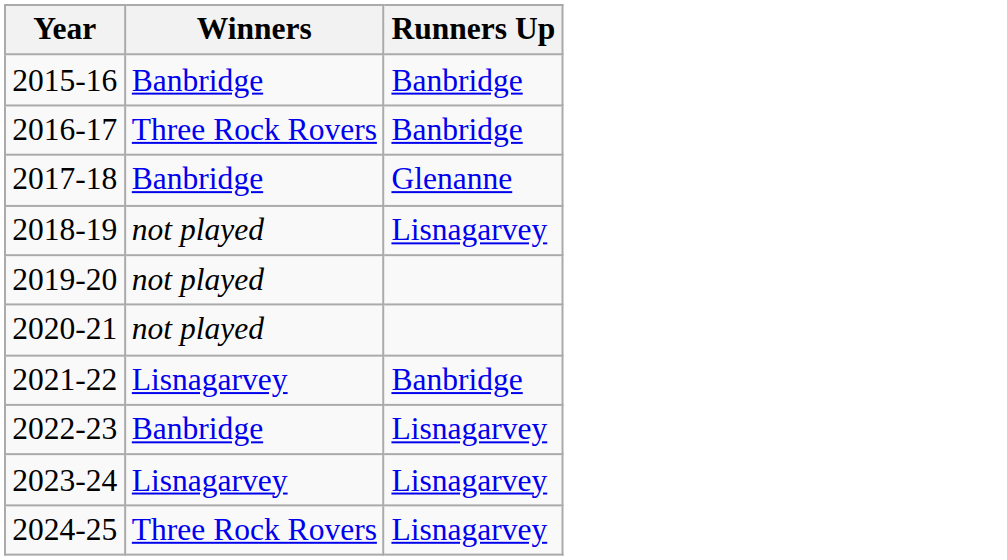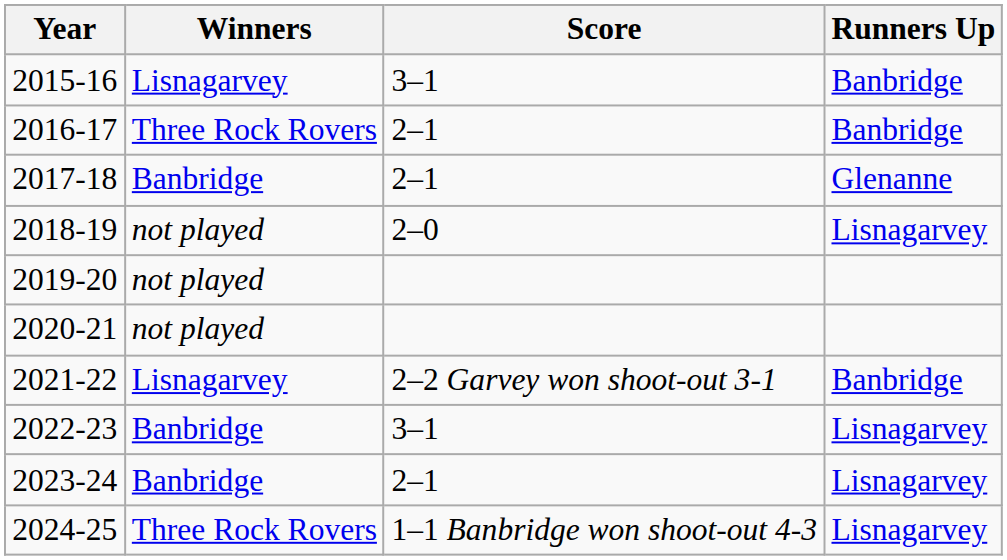+ column: (604, 29)
(197, 79) Banbridge -> (210, 79) Lisnagarvey
(210, 479) Lisnagarvey -> (197, 479) Banbridge
